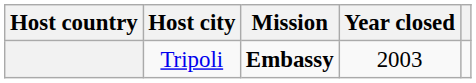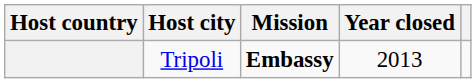(400, 58) 2003 -> (400, 58) 2013
